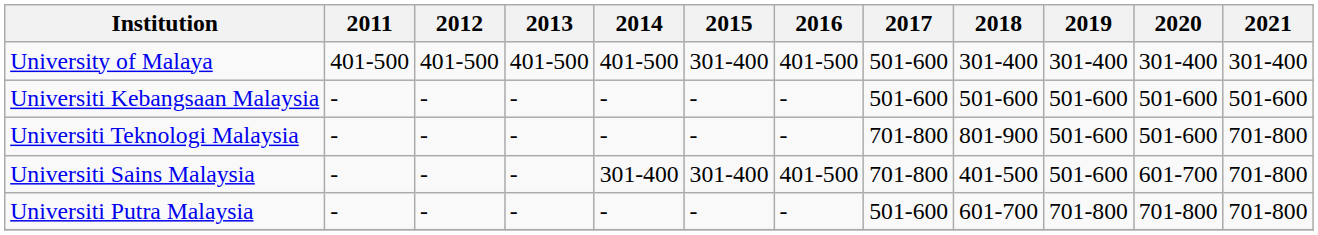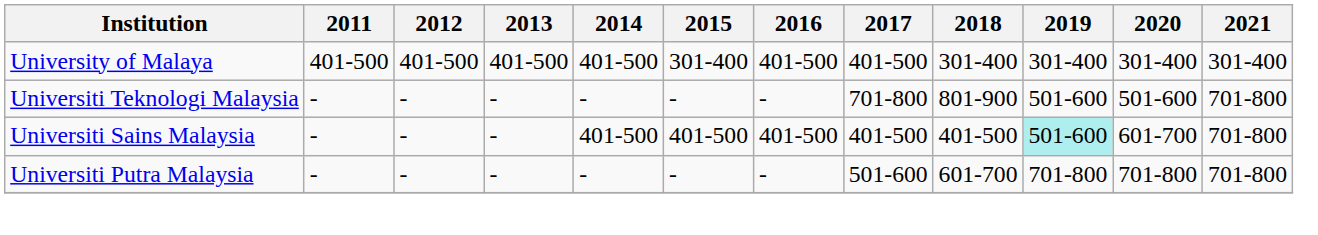(909, 60) 501-600 -> (888, 60) 401-500
- row: (165, 98)
(639, 173) 301-400 -> (619, 135) 401-500
(729, 173) 301-400 -> (709, 135) 401-500
(909, 173) 701-800 -> (888, 135) 401-500
(1088, 173) no background -> (1068, 135) paleturquoise background
